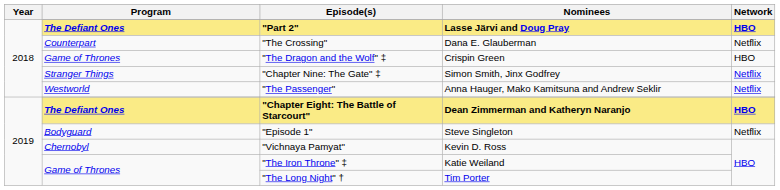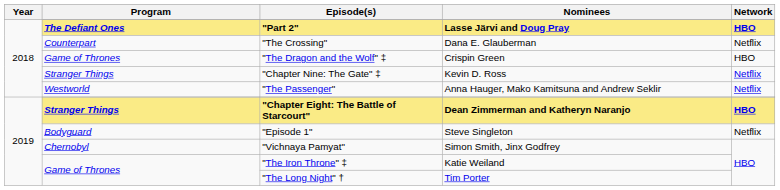(502, 74) Simon Smith, Jinx Godfrey -> (475, 74) Kevin D. Ross
(84, 110) The Defiant Ones -> (82, 110) Stranger Things
(475, 147) Kevin D. Ross -> (502, 147) Simon Smith, Jinx Godfrey
